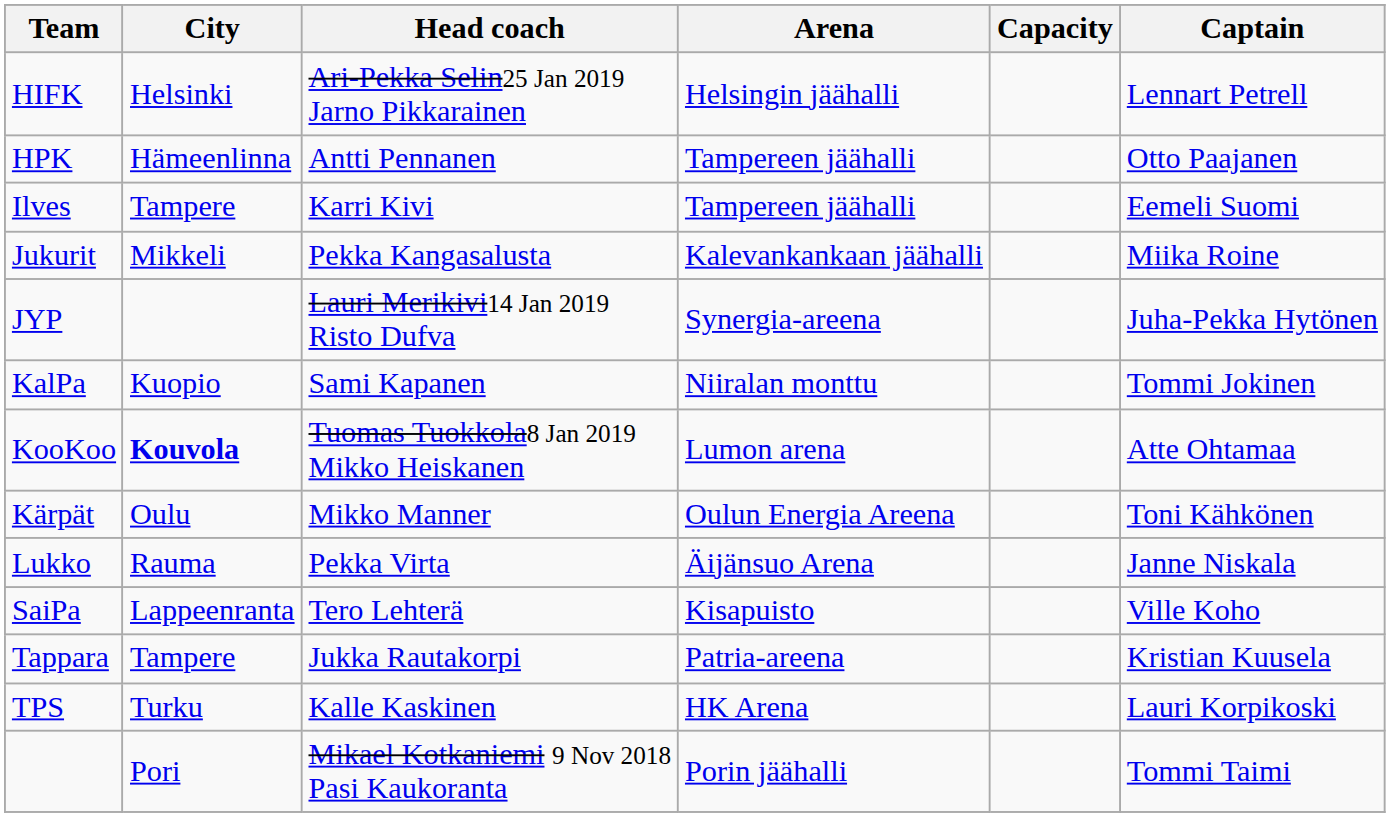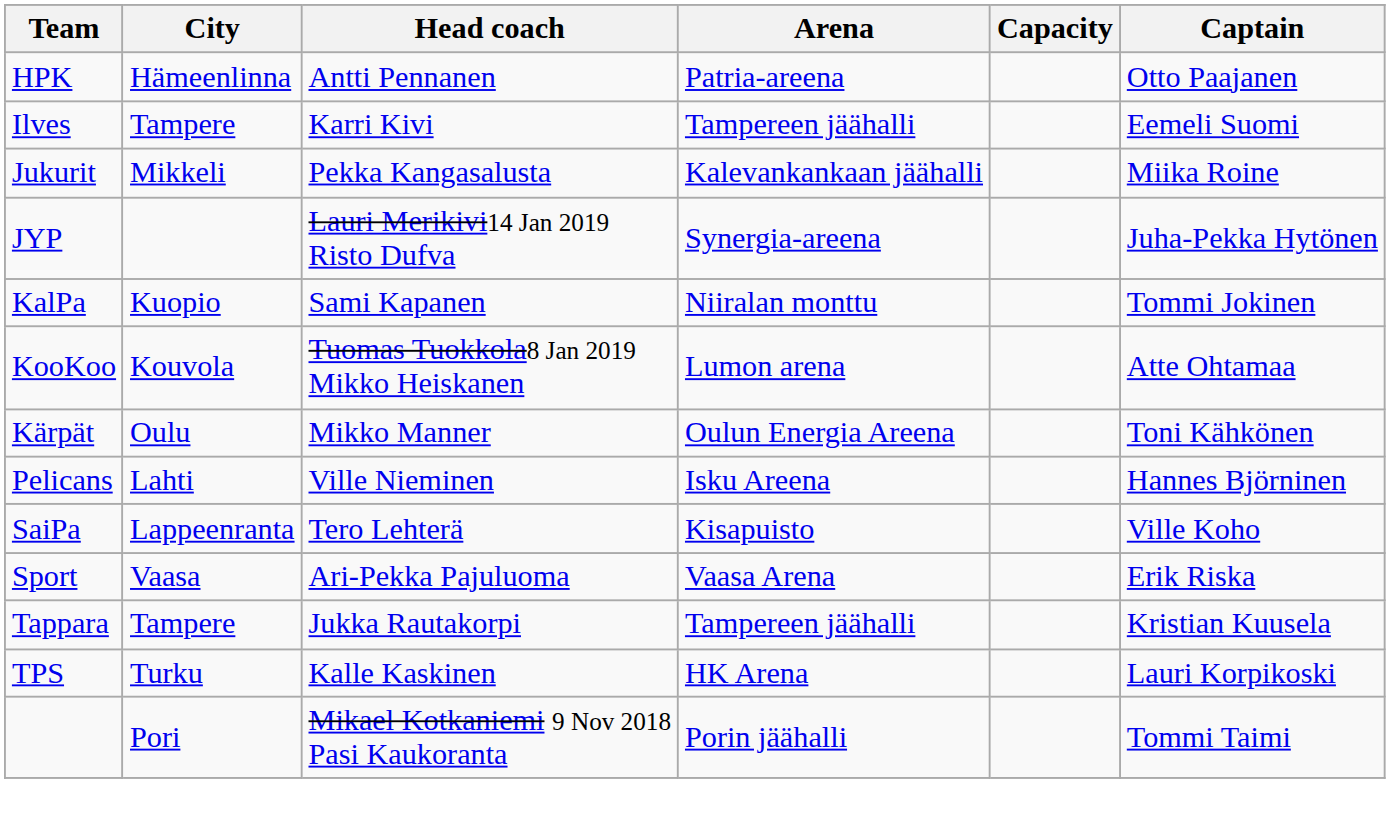- row: (47, 93)
(800, 158) Tampereen jäähalli -> (765, 76) Patria-areena
(185, 449) bold -> (182, 367) normal
- row: (51, 562)
+ row: (62, 480)
+ row: (45, 576)
(765, 658) Patria-areena -> (800, 624) Tampereen jäähalli
